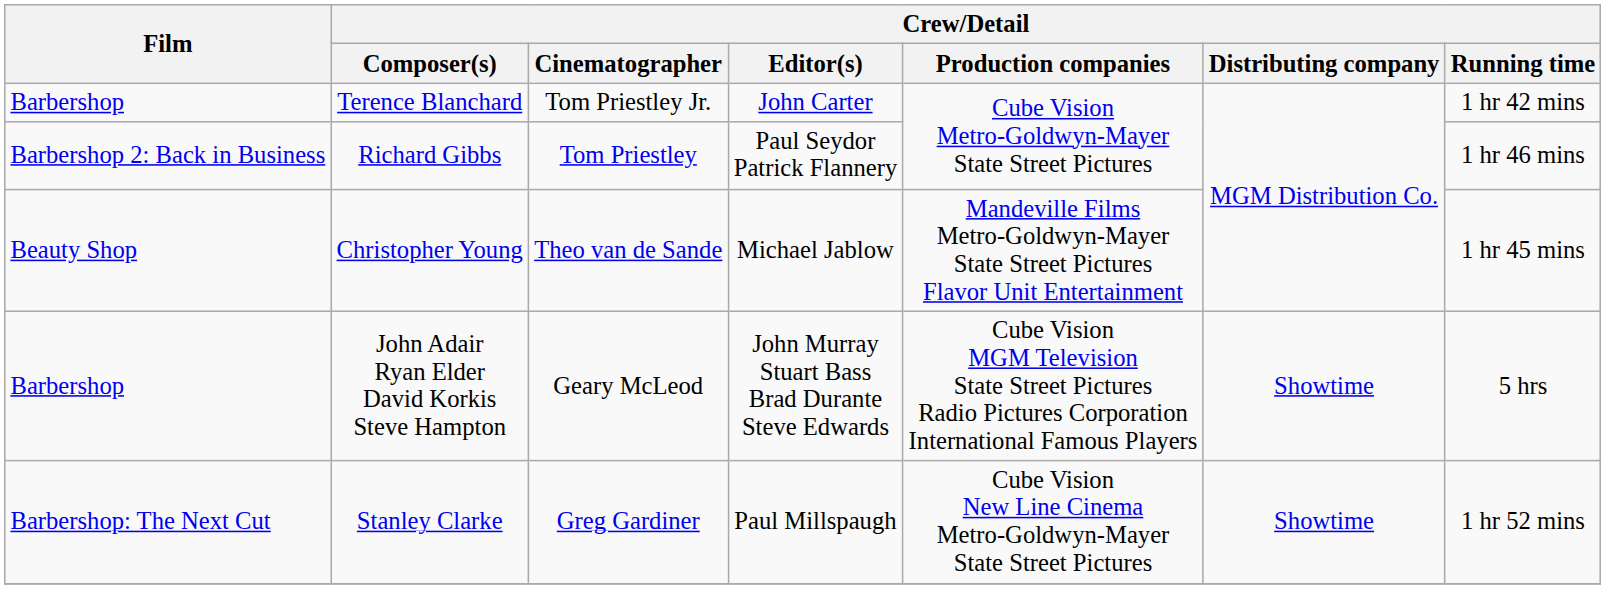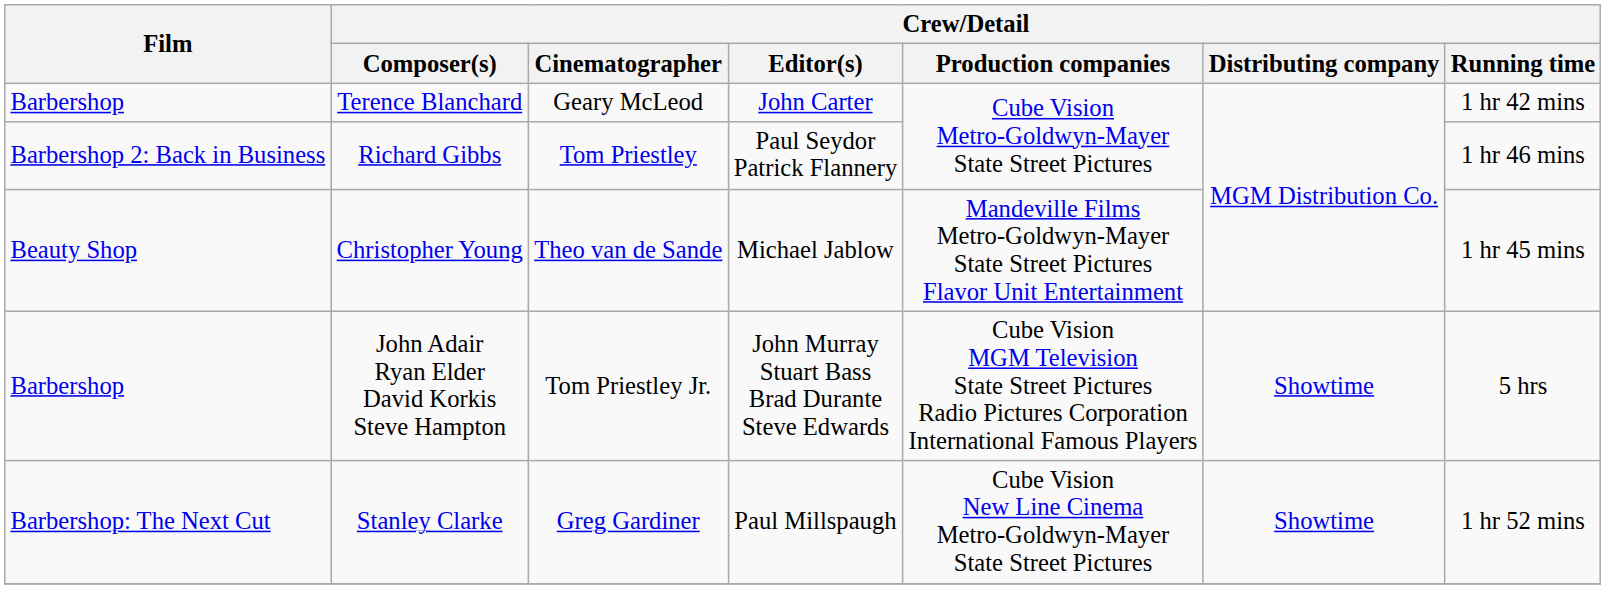(628, 102) Tom Priestley Jr. -> (628, 102) Geary McLeod
(628, 385) Geary McLeod -> (628, 385) Tom Priestley Jr.
